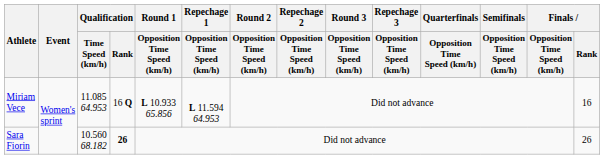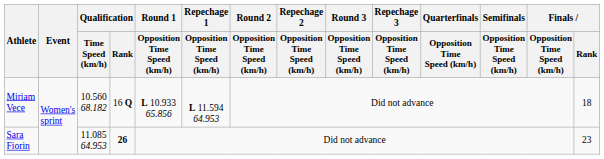(94, 102) 11.085 64.953 -> (94, 102) 10.560 68.182
(587, 102) 16 -> (587, 102) 18
(94, 141) 10.560 68.182 -> (94, 141) 11.085 64.953
(587, 141) 26 -> (587, 141) 23
